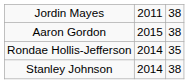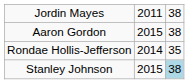(150, 69) 2014 -> (150, 69) 2015
(175, 69) no background -> (175, 69) lightblue background
